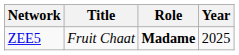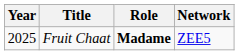columns swapped: (216, 15) <-> (34, 15)
